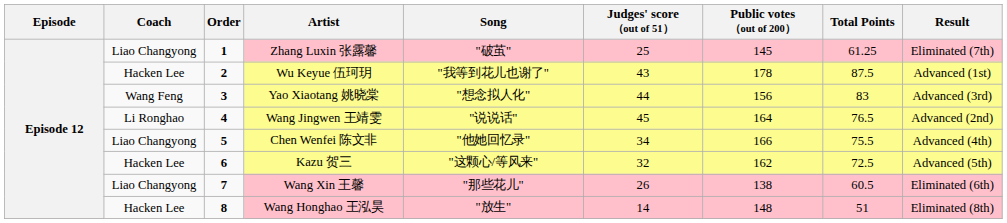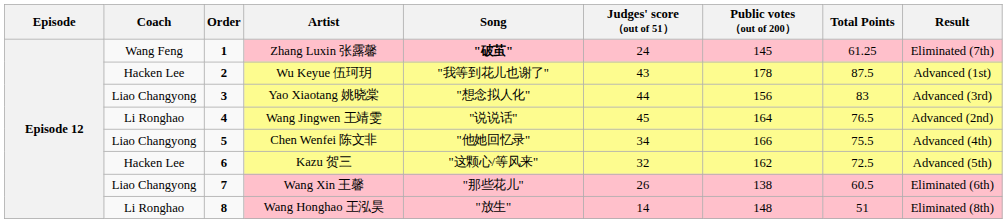(154, 50) Liao Changyong -> (154, 50) Wang Feng
(493, 50) normal -> (493, 50) bold
(643, 50) 25 -> (643, 50) 24
(154, 95) Wang Feng -> (154, 95) Liao Changyong
(154, 207) Hacken Lee -> (154, 207) Li Ronghao
